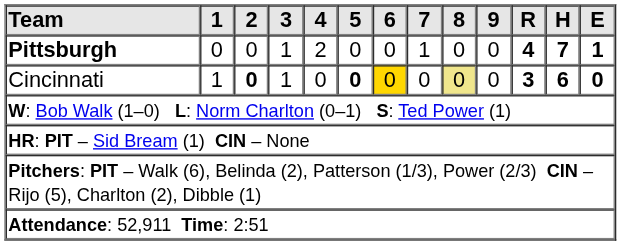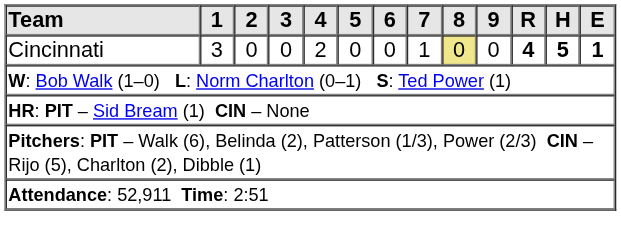- row: (63, 50)
(217, 79) 1 -> (217, 50) 3
(251, 79) bold -> (251, 50) normal
(286, 79) 1 -> (286, 50) 0
(321, 79) 0 -> (321, 50) 2
(355, 79) bold -> (355, 50) normal
(390, 79) gold background -> (390, 50) no background
(424, 79) 0 -> (424, 50) 1
(528, 79) 3 -> (528, 50) 4
(563, 79) 6 -> (563, 50) 5
(597, 79) 0 -> (597, 50) 1
